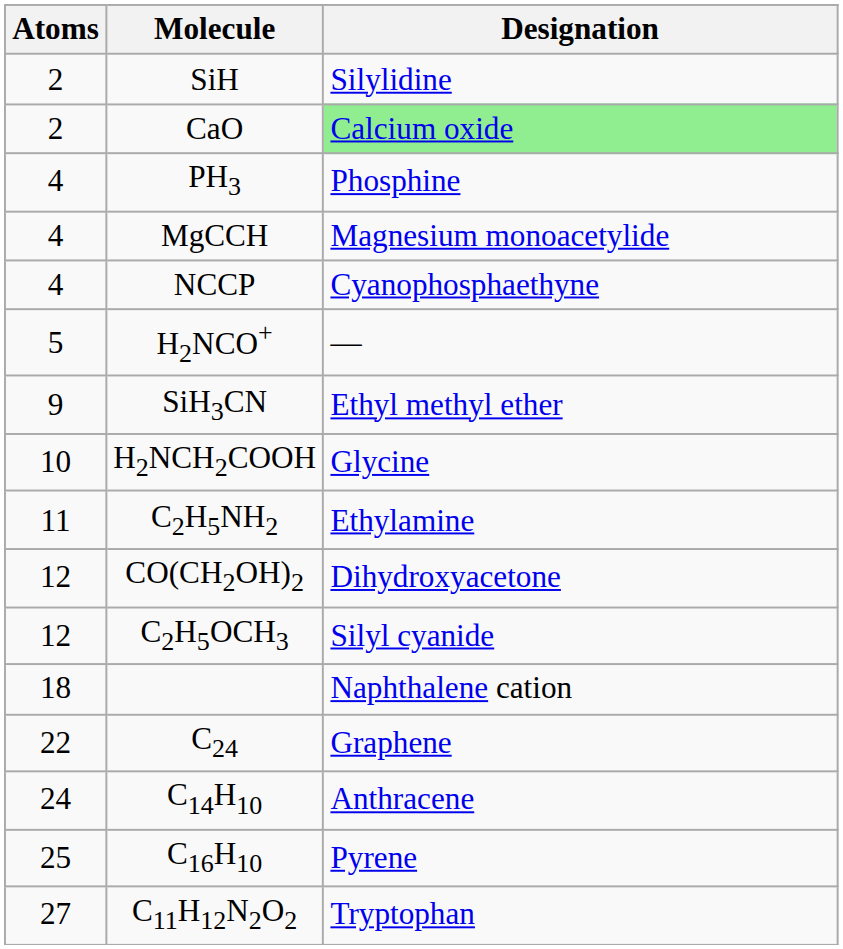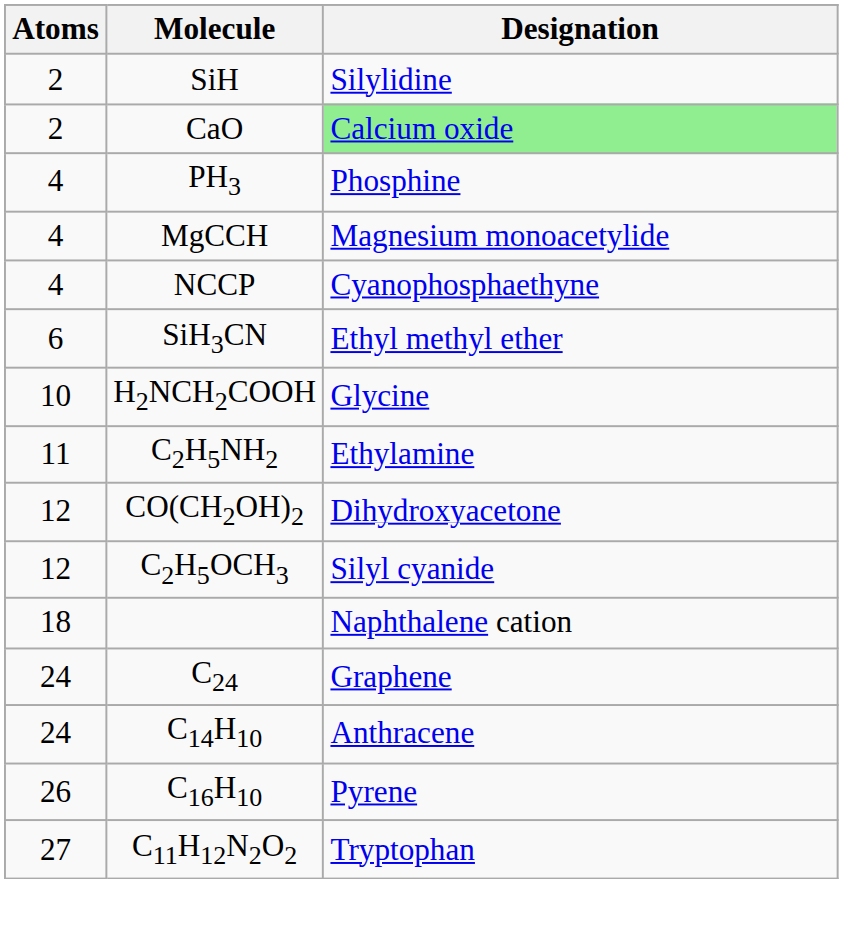- row: (215, 342)
(55, 404) 9 -> (55, 338) 6
(55, 742) 22 -> (55, 676) 24
(55, 857) 25 -> (55, 791) 26
